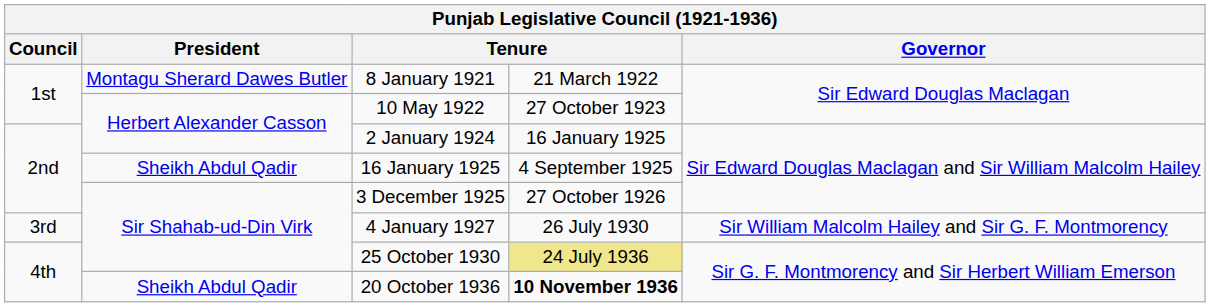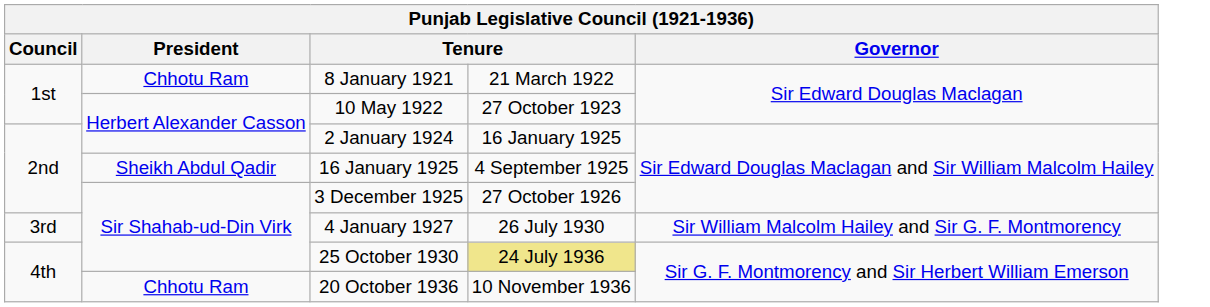(217, 78) Montagu Sherard Dawes Butler -> (196, 78) Chhotu Ram
(217, 286) Sheikh Abdul Qadir -> (196, 286) Chhotu Ram
(596, 286) bold -> (551, 286) normal
